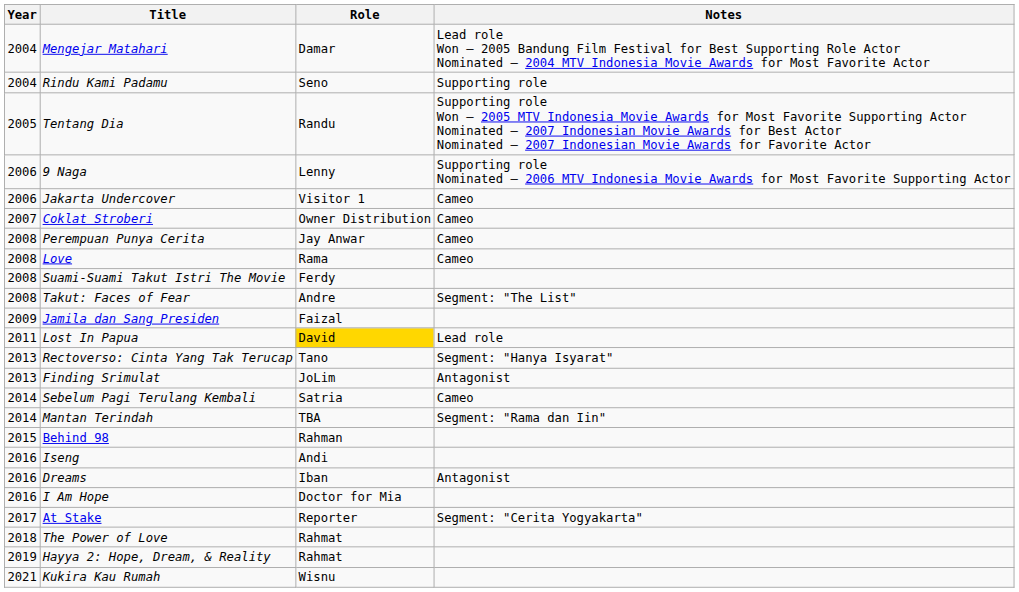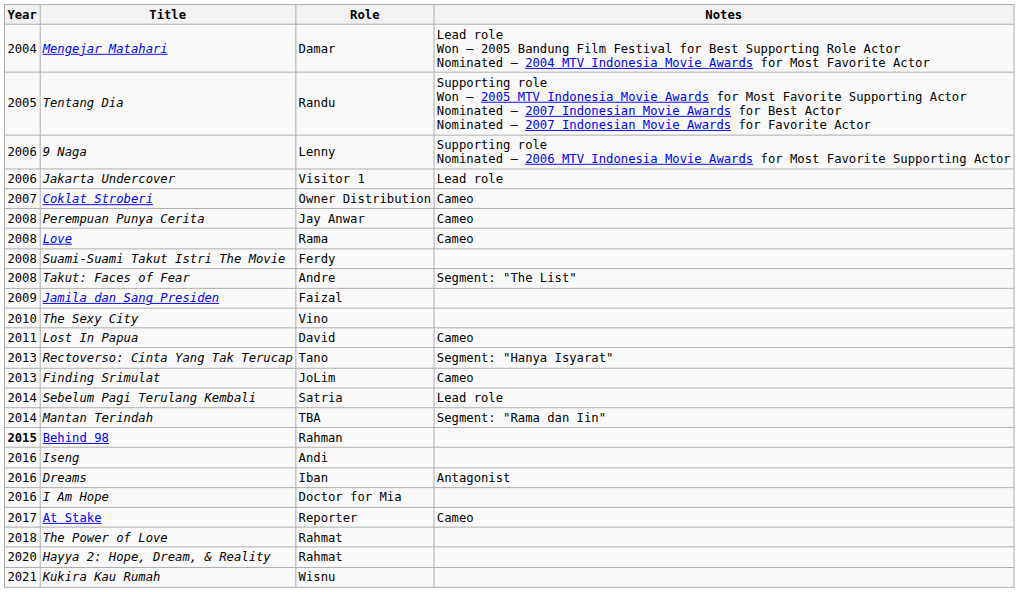- row: (105, 82)
(455, 199) Cameo -> (470, 179) Lead role
+ row: (90, 318)
(317, 338) gold background -> (317, 338) no background
(470, 338) Lead role -> (455, 338) Cameo
(474, 378) Antagonist -> (455, 378) Cameo
(455, 398) Cameo -> (470, 398) Lead role
(22, 438) normal -> (22, 438) bold
(540, 517) Segment: "Cerita Yogyakarta" -> (455, 517) Cameo
(22, 557) 2019 -> (22, 557) 2020
